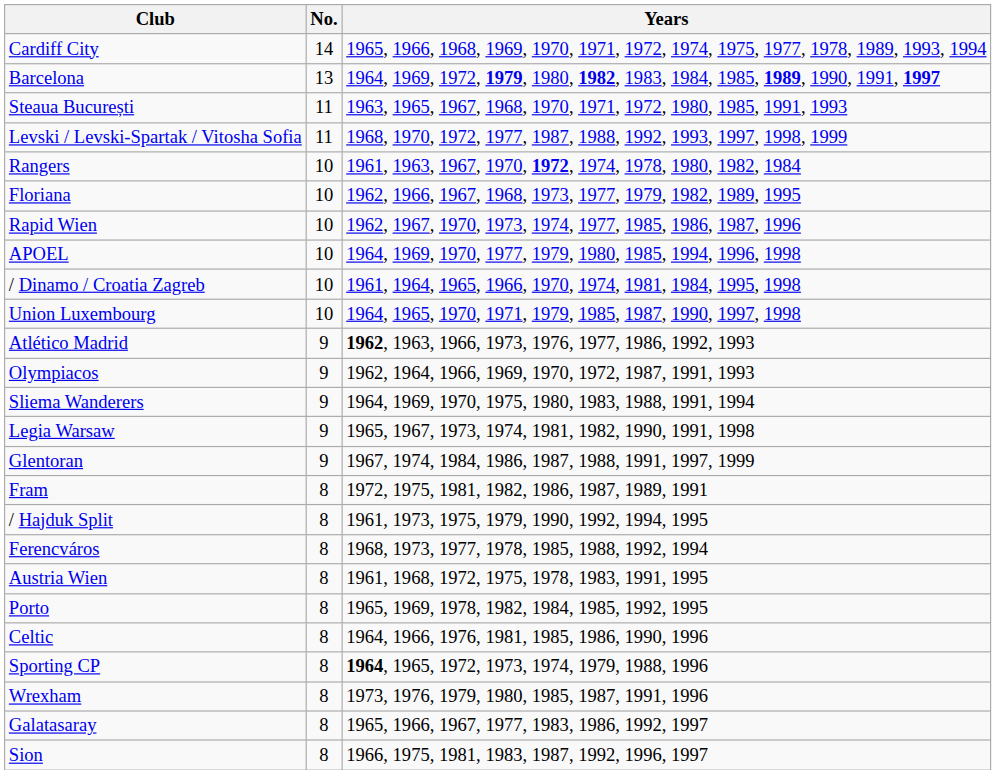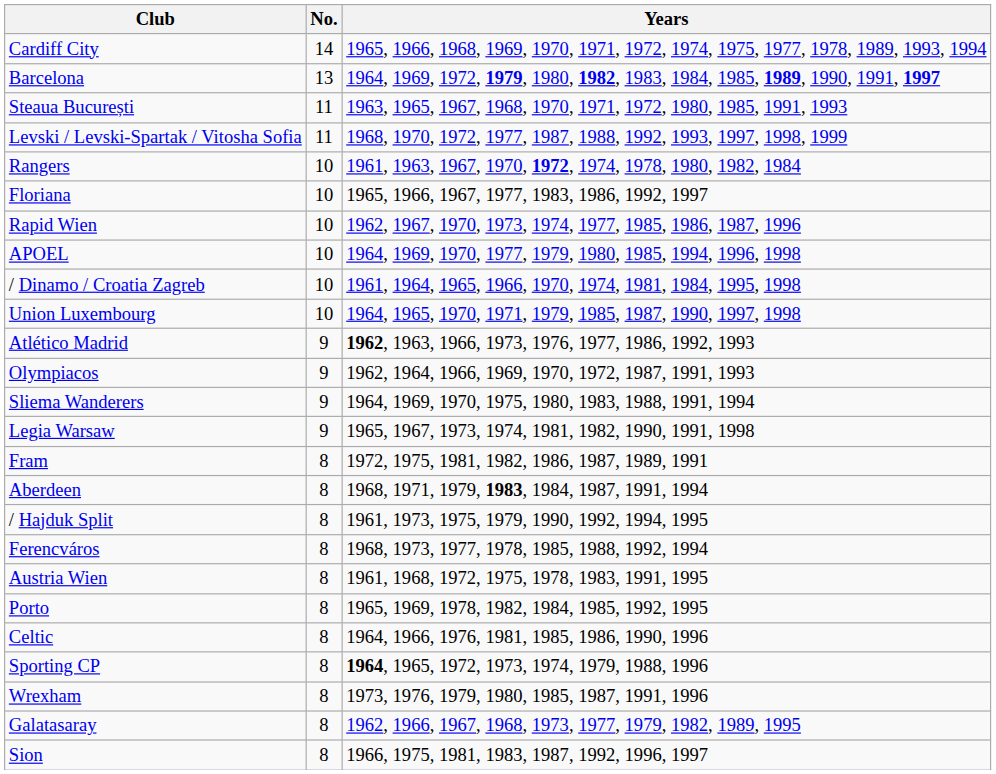(574, 195) 1962, 1966, 1967, 1968, 1973, 1977, 1979, 1982, 1989, 1995 -> (527, 195) 1965, 1966, 1967, 1977, 1983, 1986, 1992, 1997
- row: (46, 460)
+ row: (45, 490)
(527, 725) 1965, 1966, 1967, 1977, 1983, 1986, 1992, 1997 -> (574, 725) 1962, 1966, 1967, 1968, 1973, 1977, 1979, 1982, 1989, 1995
